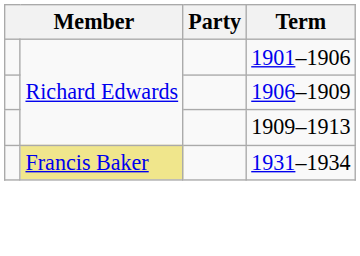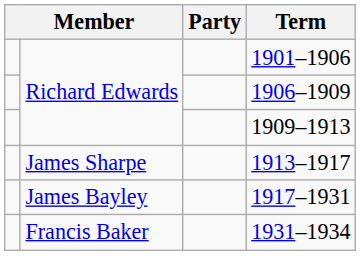+ row: (301, 162)
+ row: (301, 197)
(87, 162) khaki background -> (87, 232) no background
